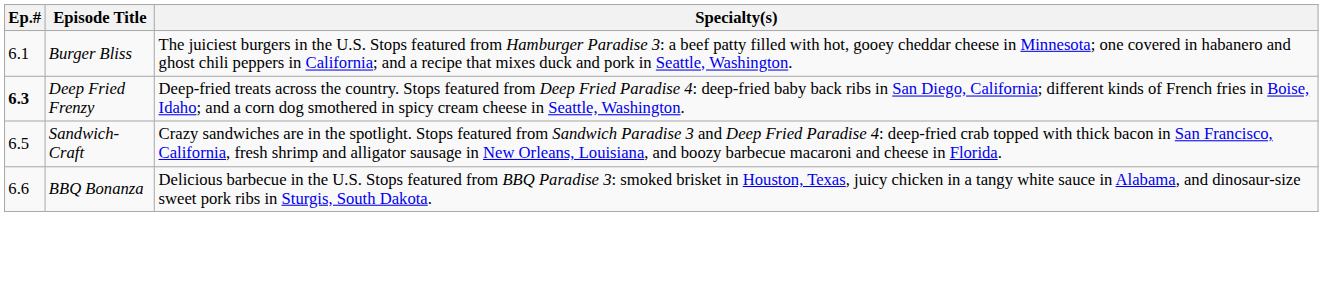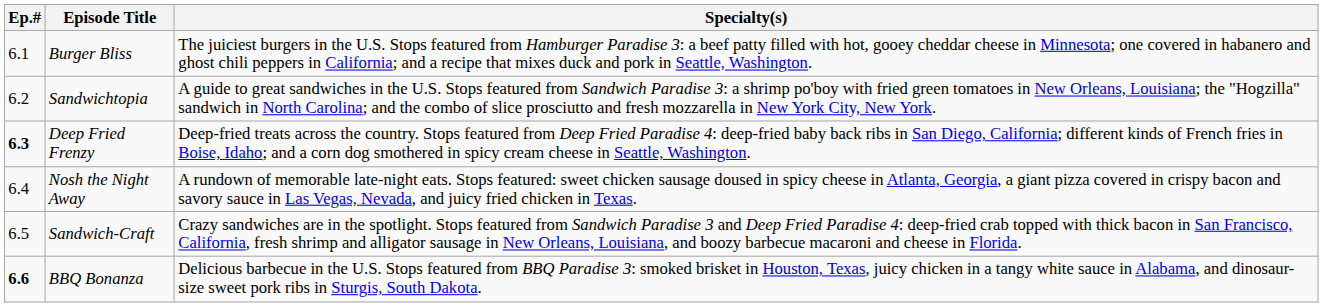+ row: (98, 98)
+ row: (99, 188)
(19, 188) normal -> (19, 278) bold
